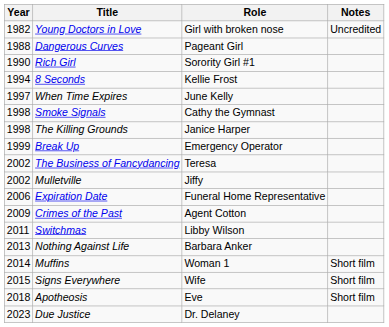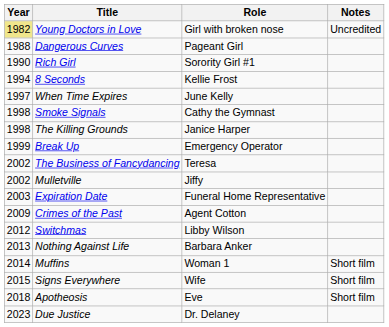(19, 29) no background -> (19, 29) khaki background
(19, 197) 2006 -> (19, 197) 2003
(18, 230) 2011 -> (19, 230) 2012
